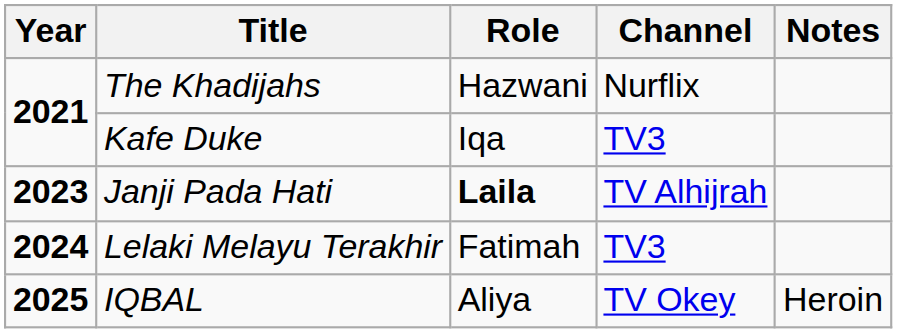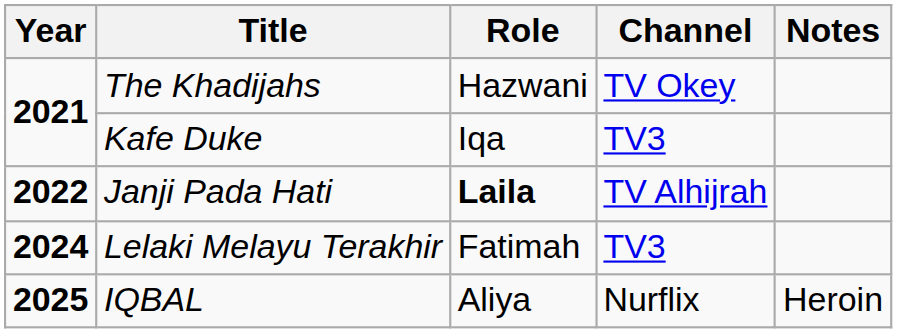(651, 85) Nurflix -> (669, 85) TV Okey
(51, 192) 2023 -> (51, 192) 2022
(669, 300) TV Okey -> (651, 300) Nurflix
